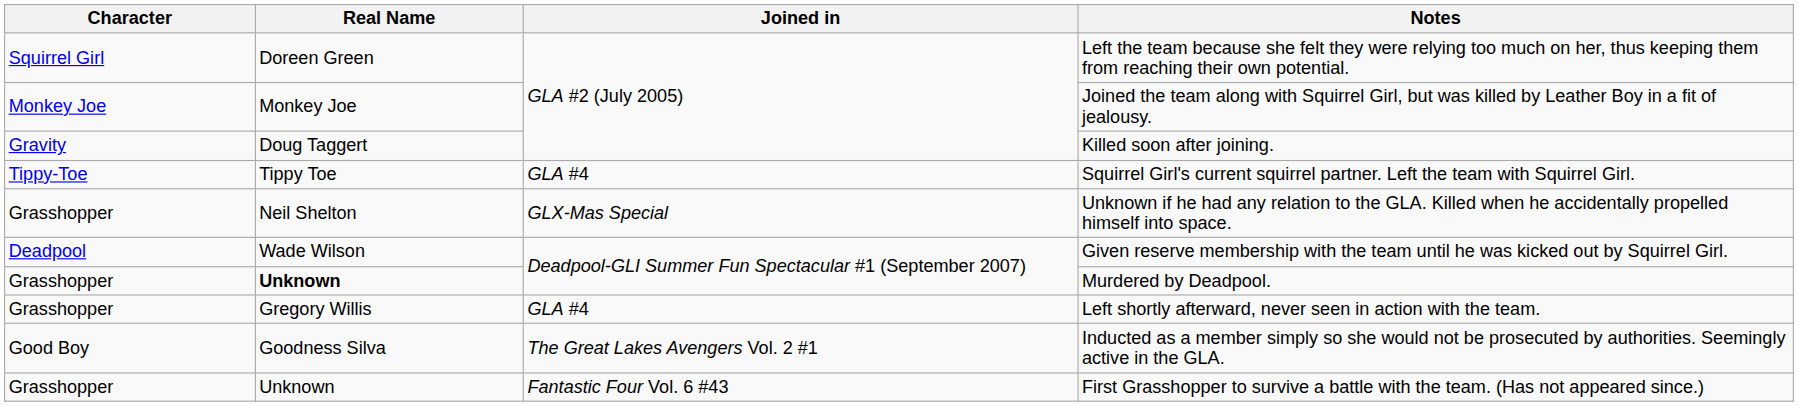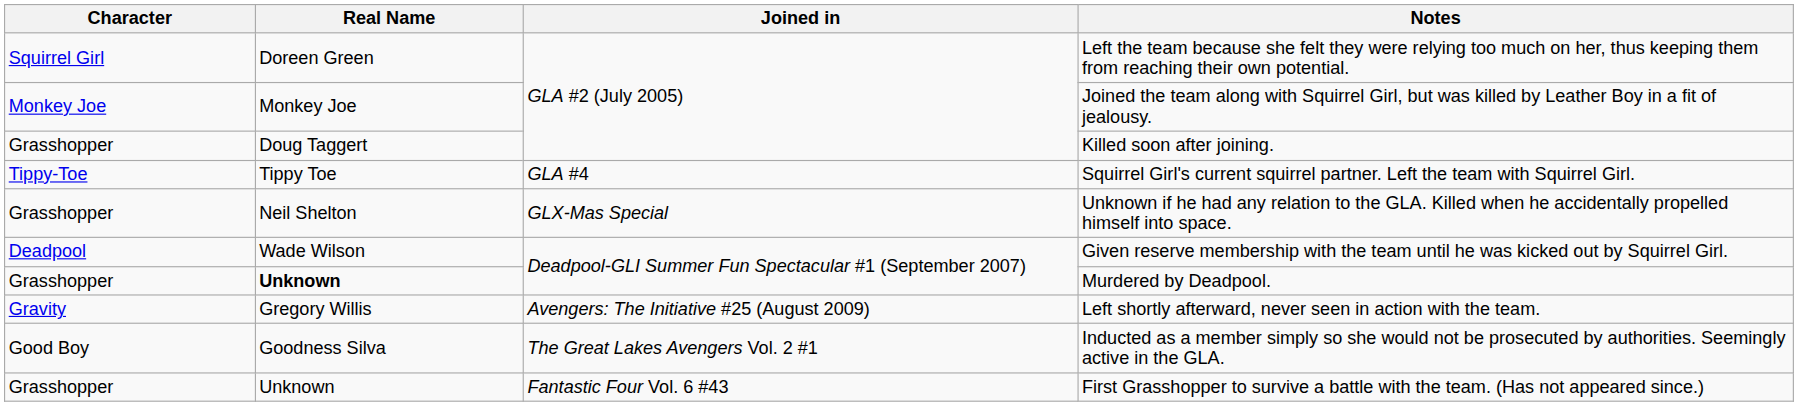(37, 145) Gravity -> (61, 145) Grasshopper
(61, 309) Grasshopper -> (37, 309) Gravity
(558, 309) GLA #4 -> (699, 309) Avengers: The Initiative #25 (August 2009)
